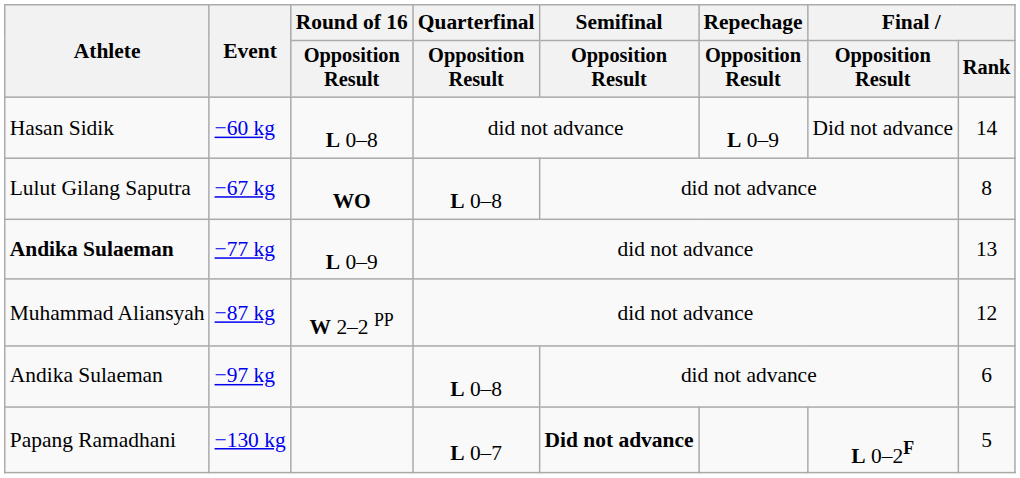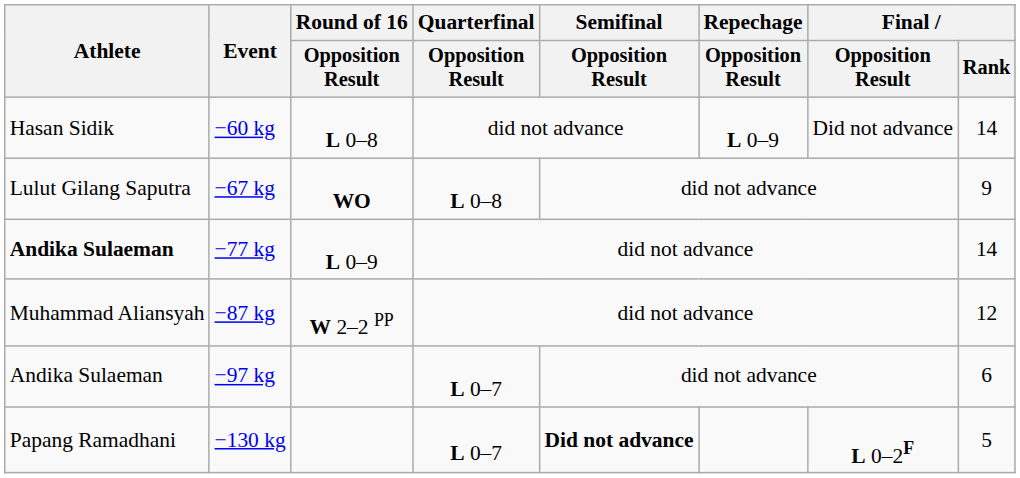(987, 188) 8 -> (987, 188) 9
(987, 249) 13 -> (987, 249) 14
(476, 389) L 0–8 -> (476, 389) L 0–7
